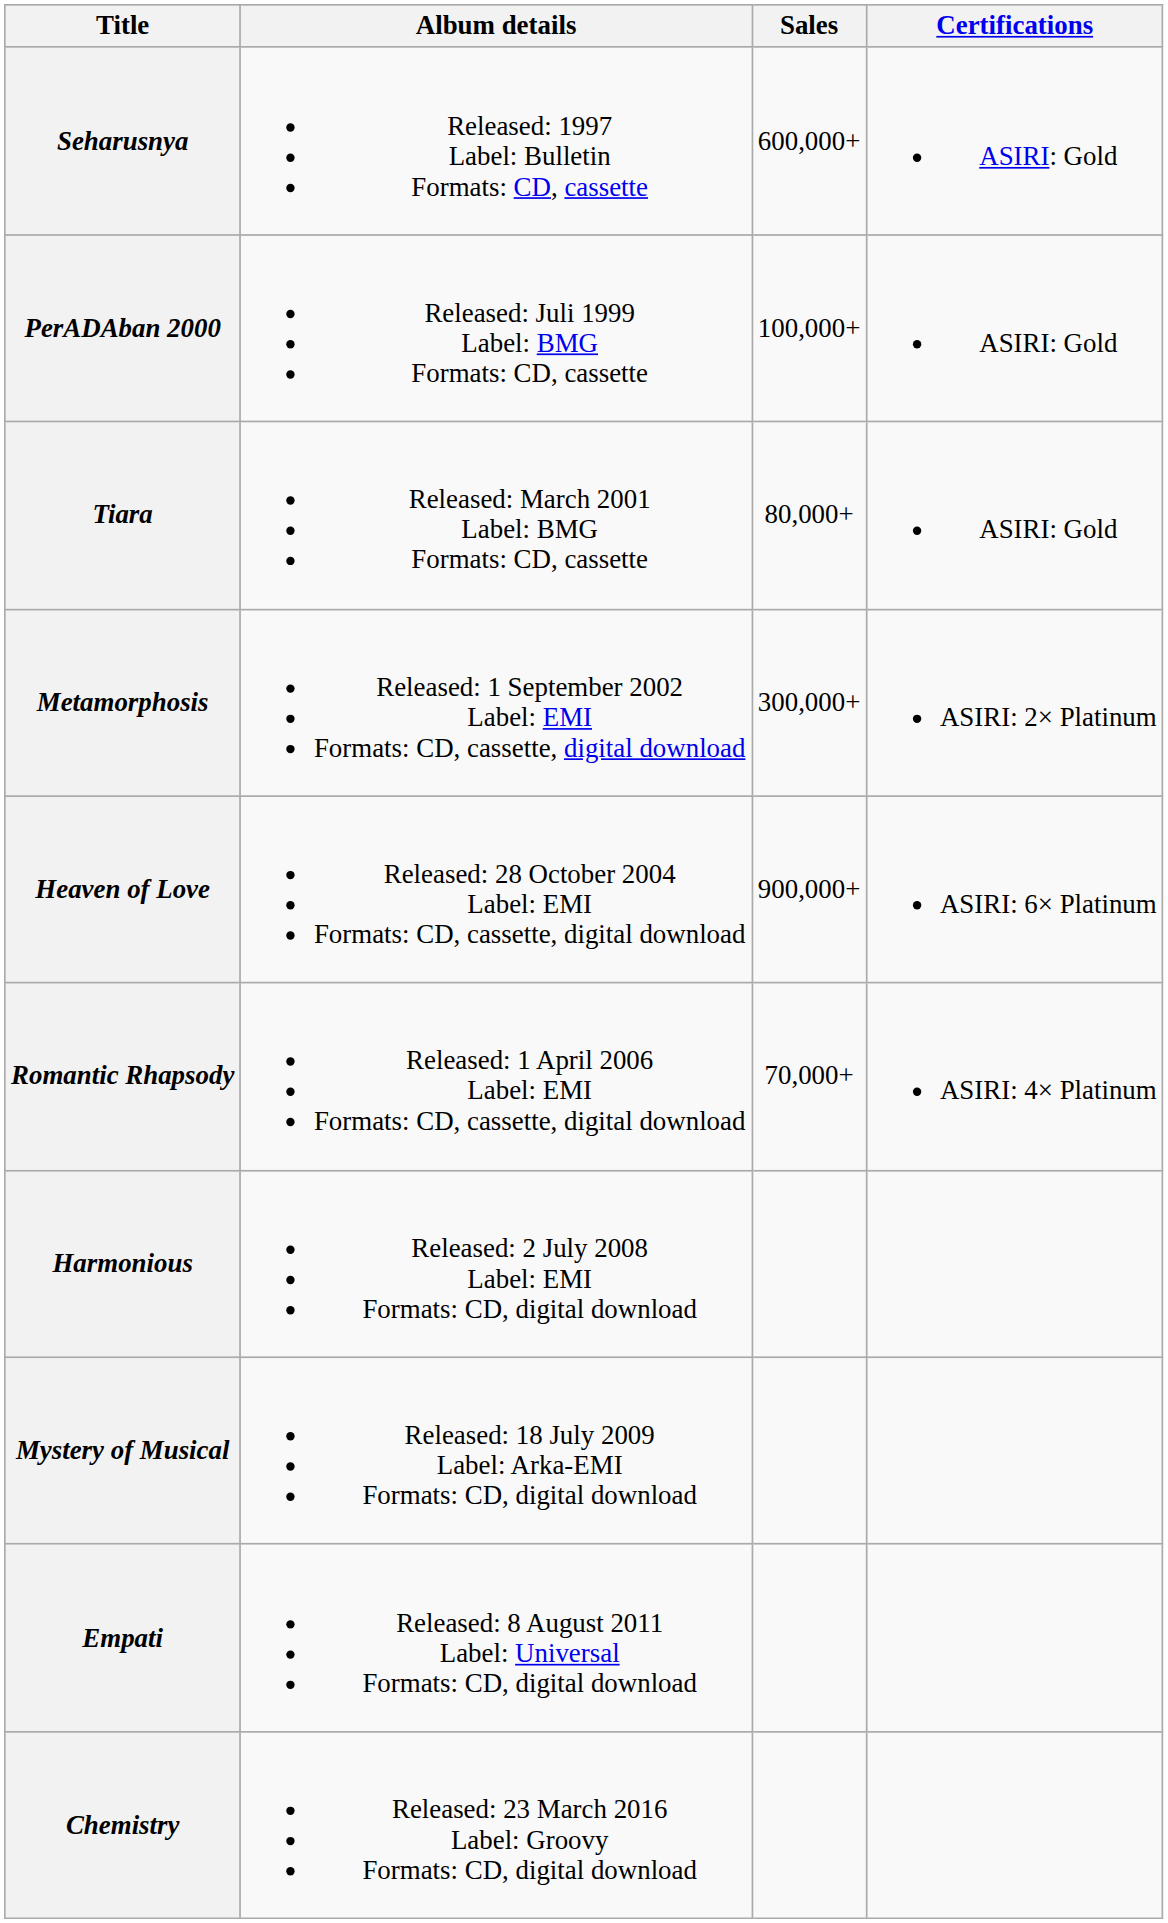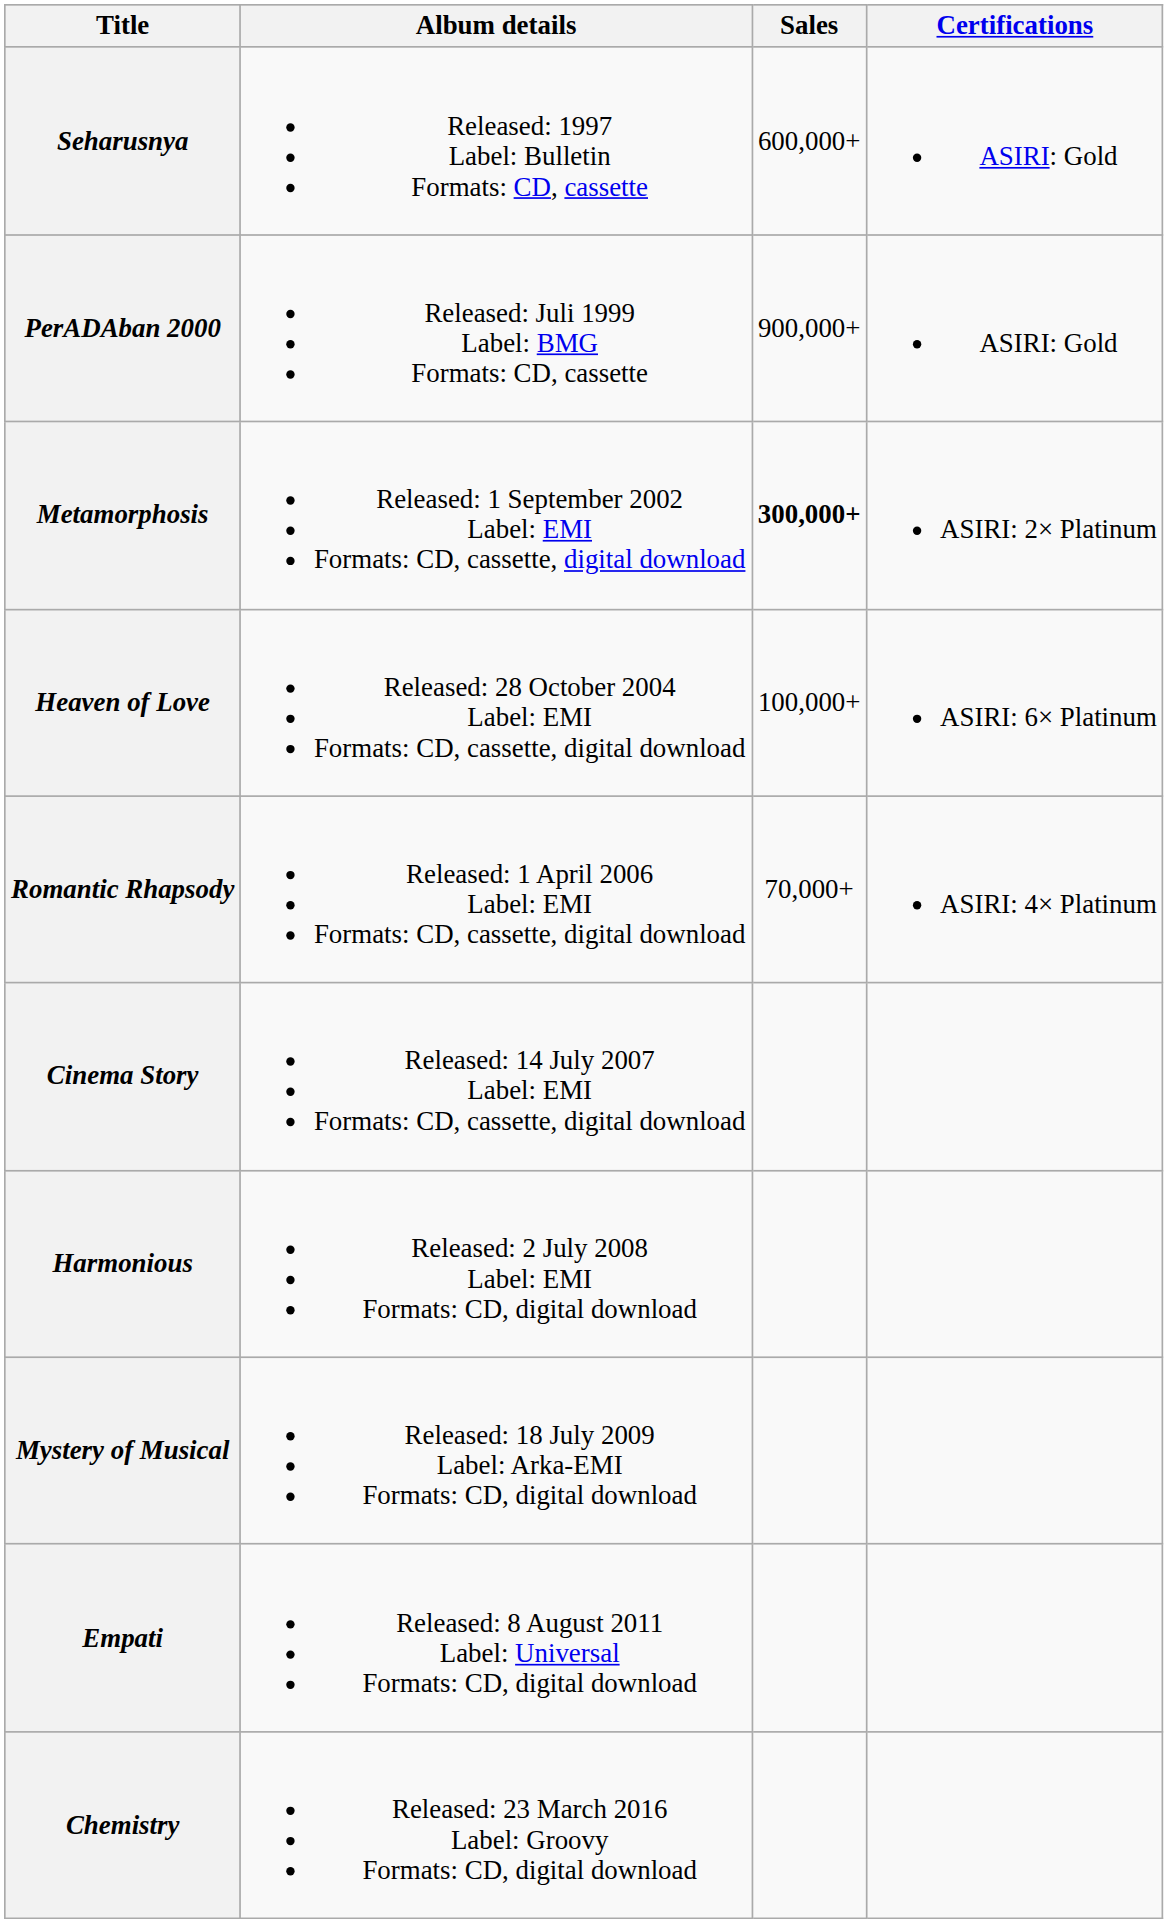(809, 327) 100,000+ -> (809, 327) 900,000+
- row: (123, 514)
(809, 702) normal -> (809, 514) bold
(809, 889) 900,000+ -> (809, 702) 100,000+
+ row: (123, 1076)
